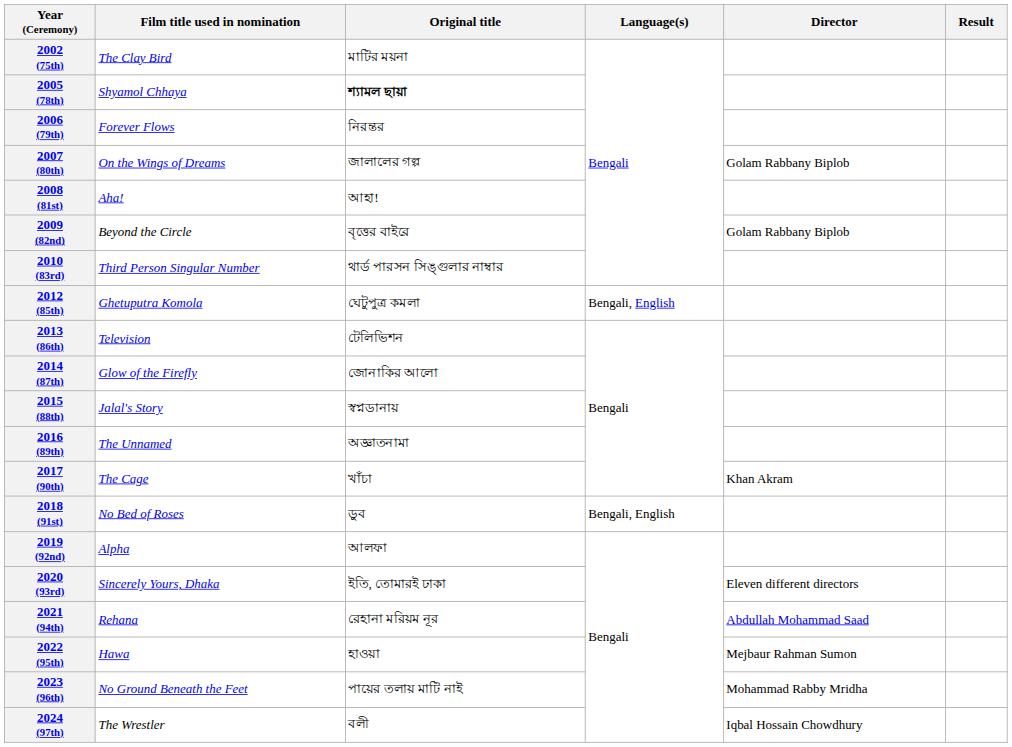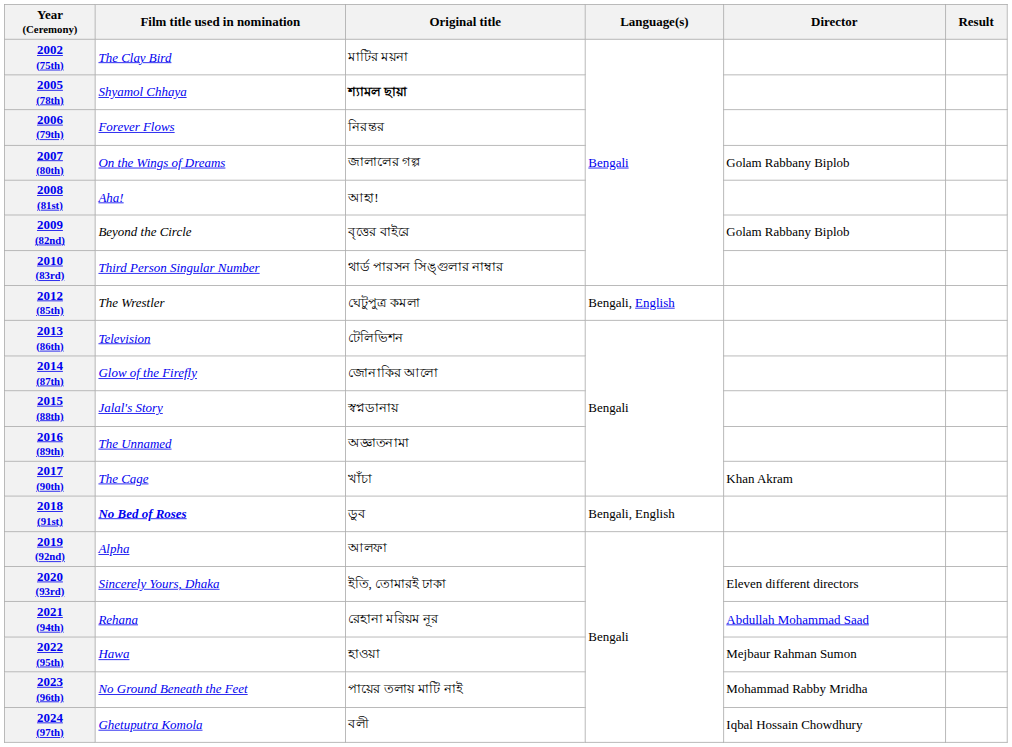(150, 303) Ghetuputra Komola -> (132, 303) The Wrestler
(141, 513) normal -> (143, 513) bold
(132, 724) The Wrestler -> (150, 724) Ghetuputra Komola
